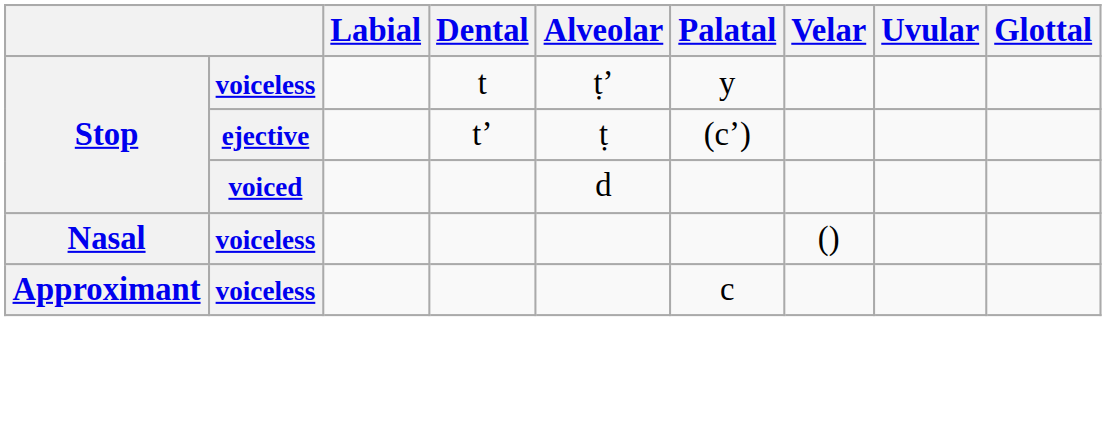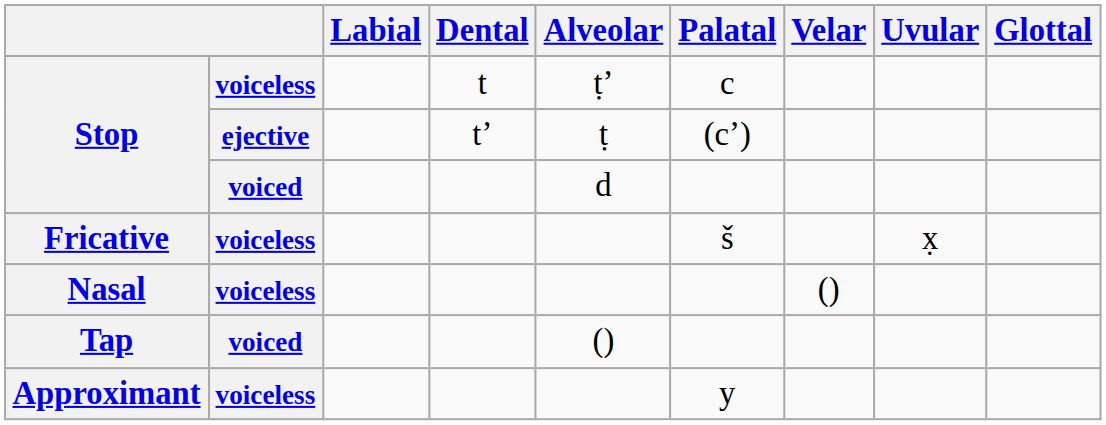(727, 82) y -> (727, 82) c
+ row: (107, 237)
+ row: (107, 340)
(727, 289) c -> (727, 392) y
